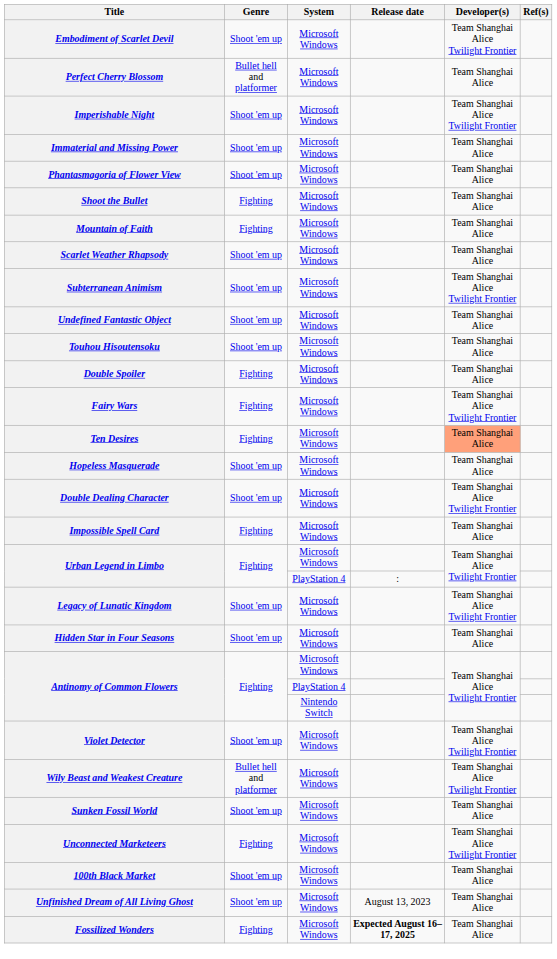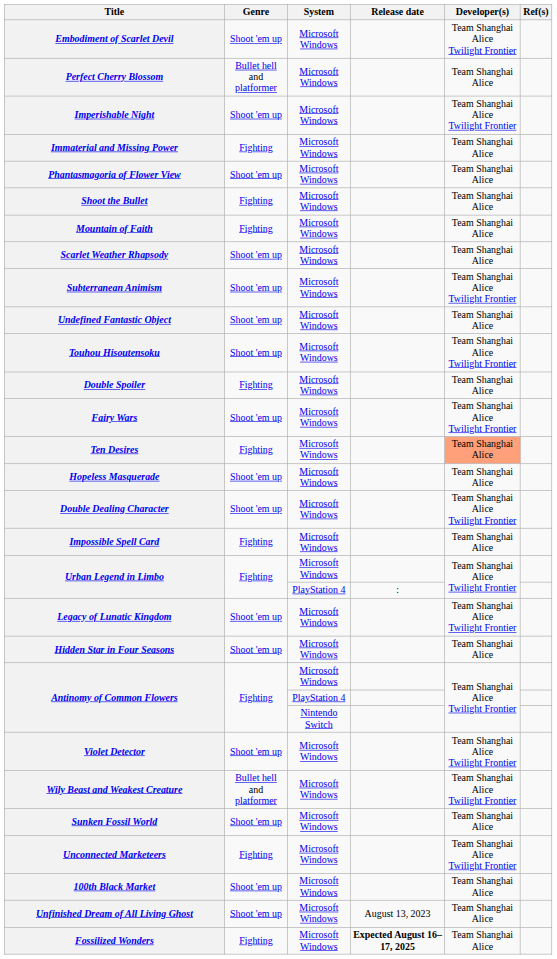(256, 147) Shoot 'em up -> (256, 147) Fighting
(482, 347) Team Shanghai Alice -> (482, 352) Team Shanghai Alice Twilight Frontier
(256, 406) Fighting -> (256, 417) Shoot 'em up
